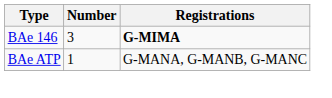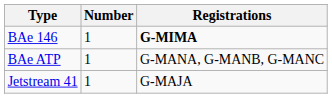(71, 37) 3 -> (88, 37) 1
+ row: (43, 81)
